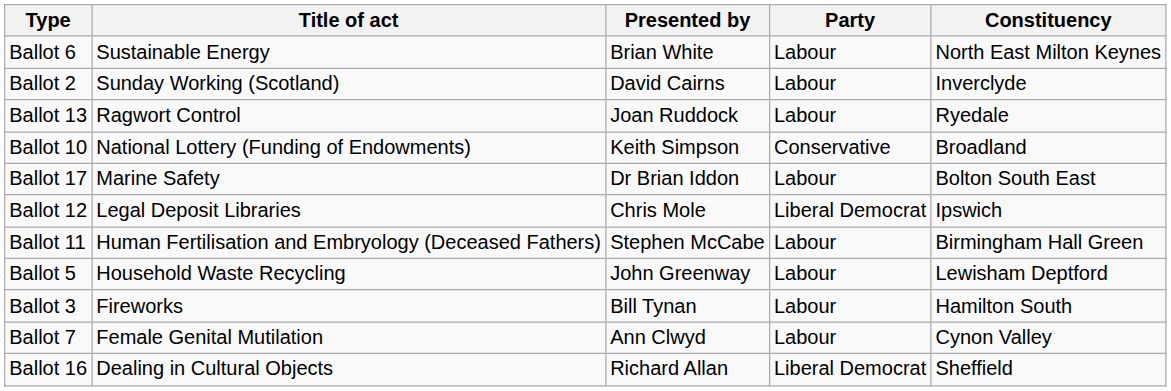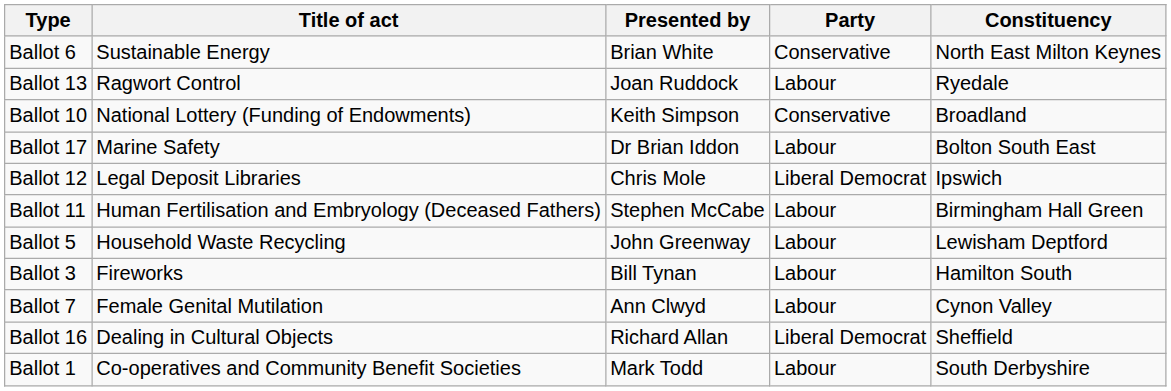(805, 52) Labour -> (832, 52) Conservative
- row: (43, 83)
+ row: (43, 369)
